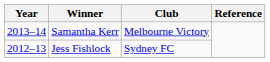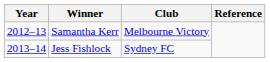(27, 31) 2013–14 -> (27, 31) 2012–13
(27, 48) 2012–13 -> (27, 48) 2013–14
